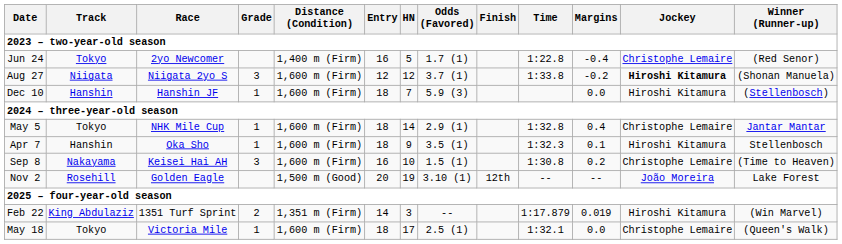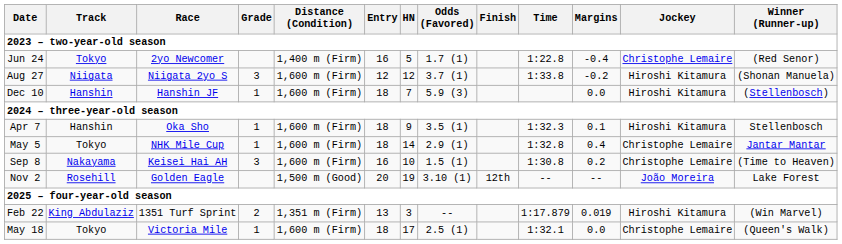(677, 76) bold -> (677, 76) normal
rows swapped: (25, 145) <-> (25, 127)
(382, 213) 14 -> (382, 213) 13
